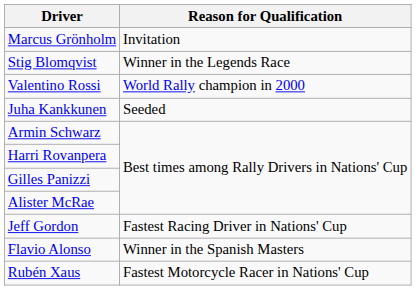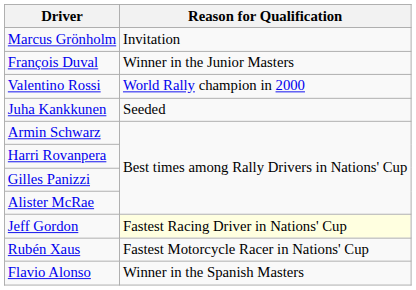- row: (52, 62)
+ row: (53, 62)
(235, 226) no background -> (235, 226) lightyellow background
rows swapped: (44, 272) <-> (49, 249)
